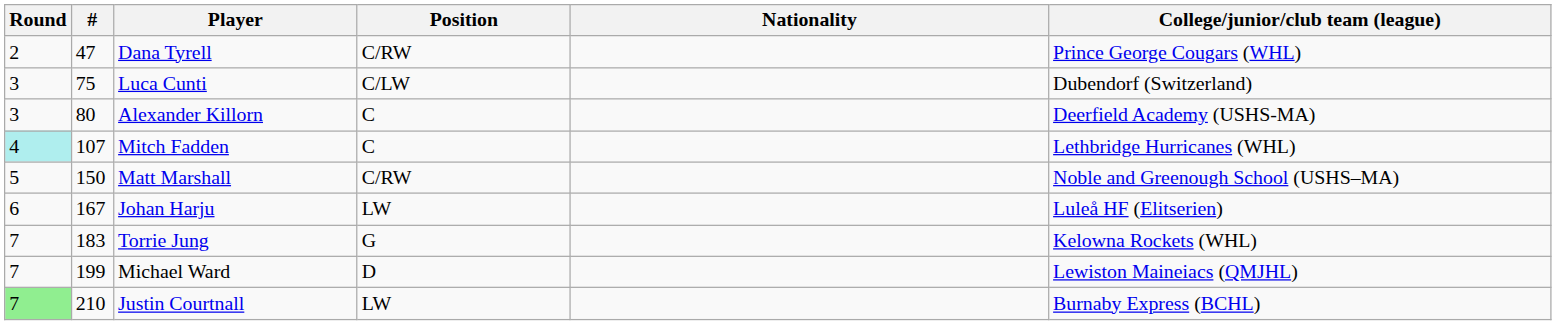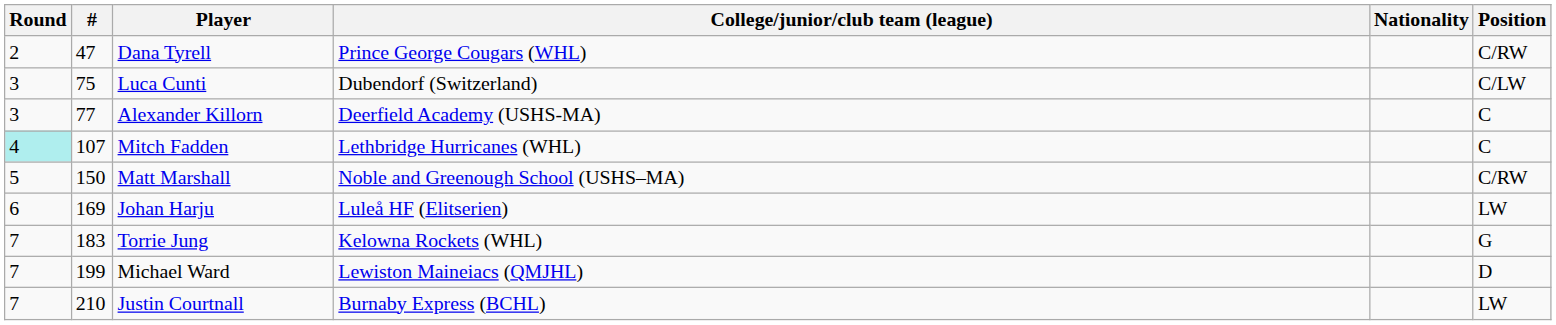columns swapped: (464, 20) <-> (1300, 20)
(86, 114) 80 -> (86, 114) 77
(91, 209) 167 -> (91, 209) 169
(14, 303) lightgreen background -> (14, 303) no background
